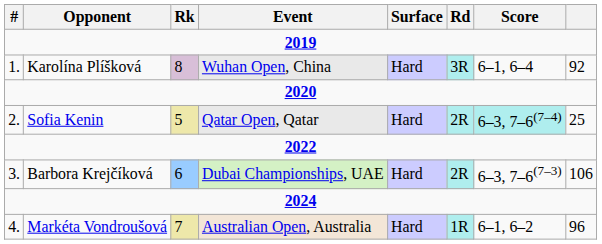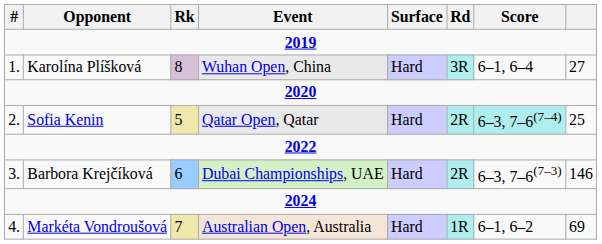(577, 67) 92 -> (577, 67) 27
(581, 174) 106 -> (581, 174) 146
(577, 226) 96 -> (577, 226) 69
